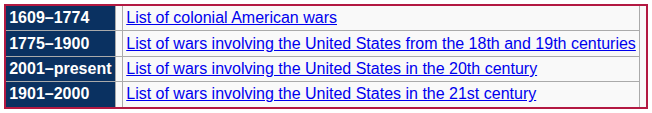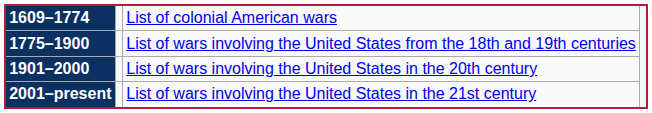(60, 68) 2001–present -> (49, 68) 1901–2000
(49, 94) 1901–2000 -> (60, 94) 2001–present
